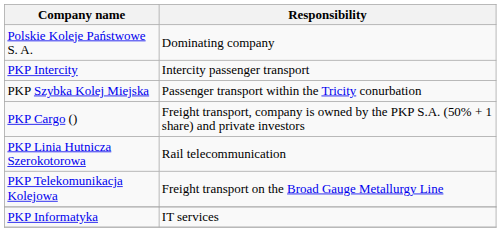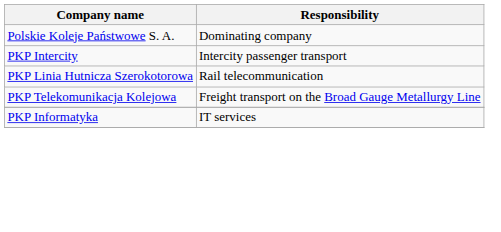- row: (78, 91)
- row: (42, 118)
